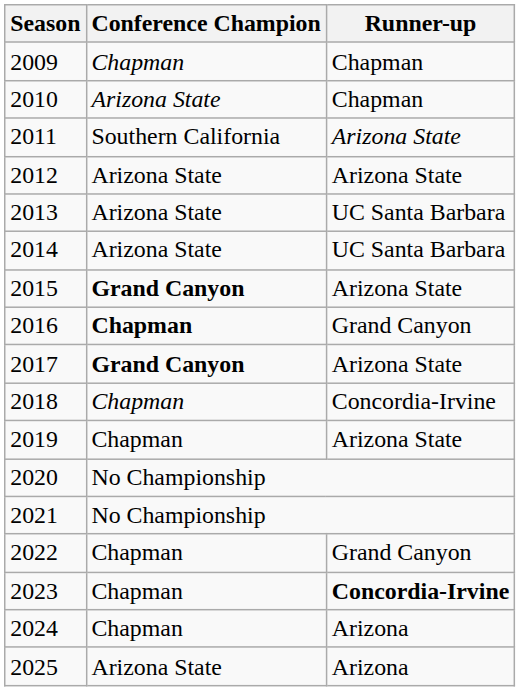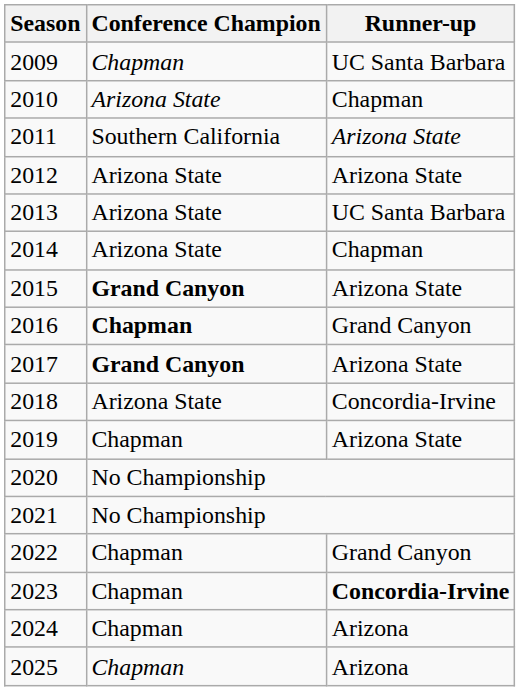(377, 61) Chapman -> (418, 61) UC Santa Barbara
(418, 250) UC Santa Barbara -> (377, 250) Chapman
(138, 401) Chapman -> (157, 401) Arizona State
(157, 666) Arizona State -> (138, 666) Chapman
